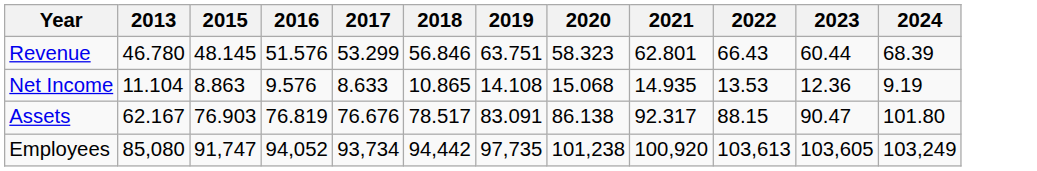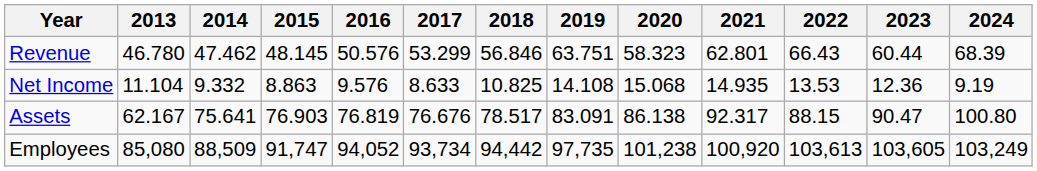+ column: (225, 20)
(297, 52) 51.576 -> (368, 52) 50.576
(440, 85) 10.865 -> (511, 85) 10.825
(914, 117) 101.80 -> (986, 117) 100.80
